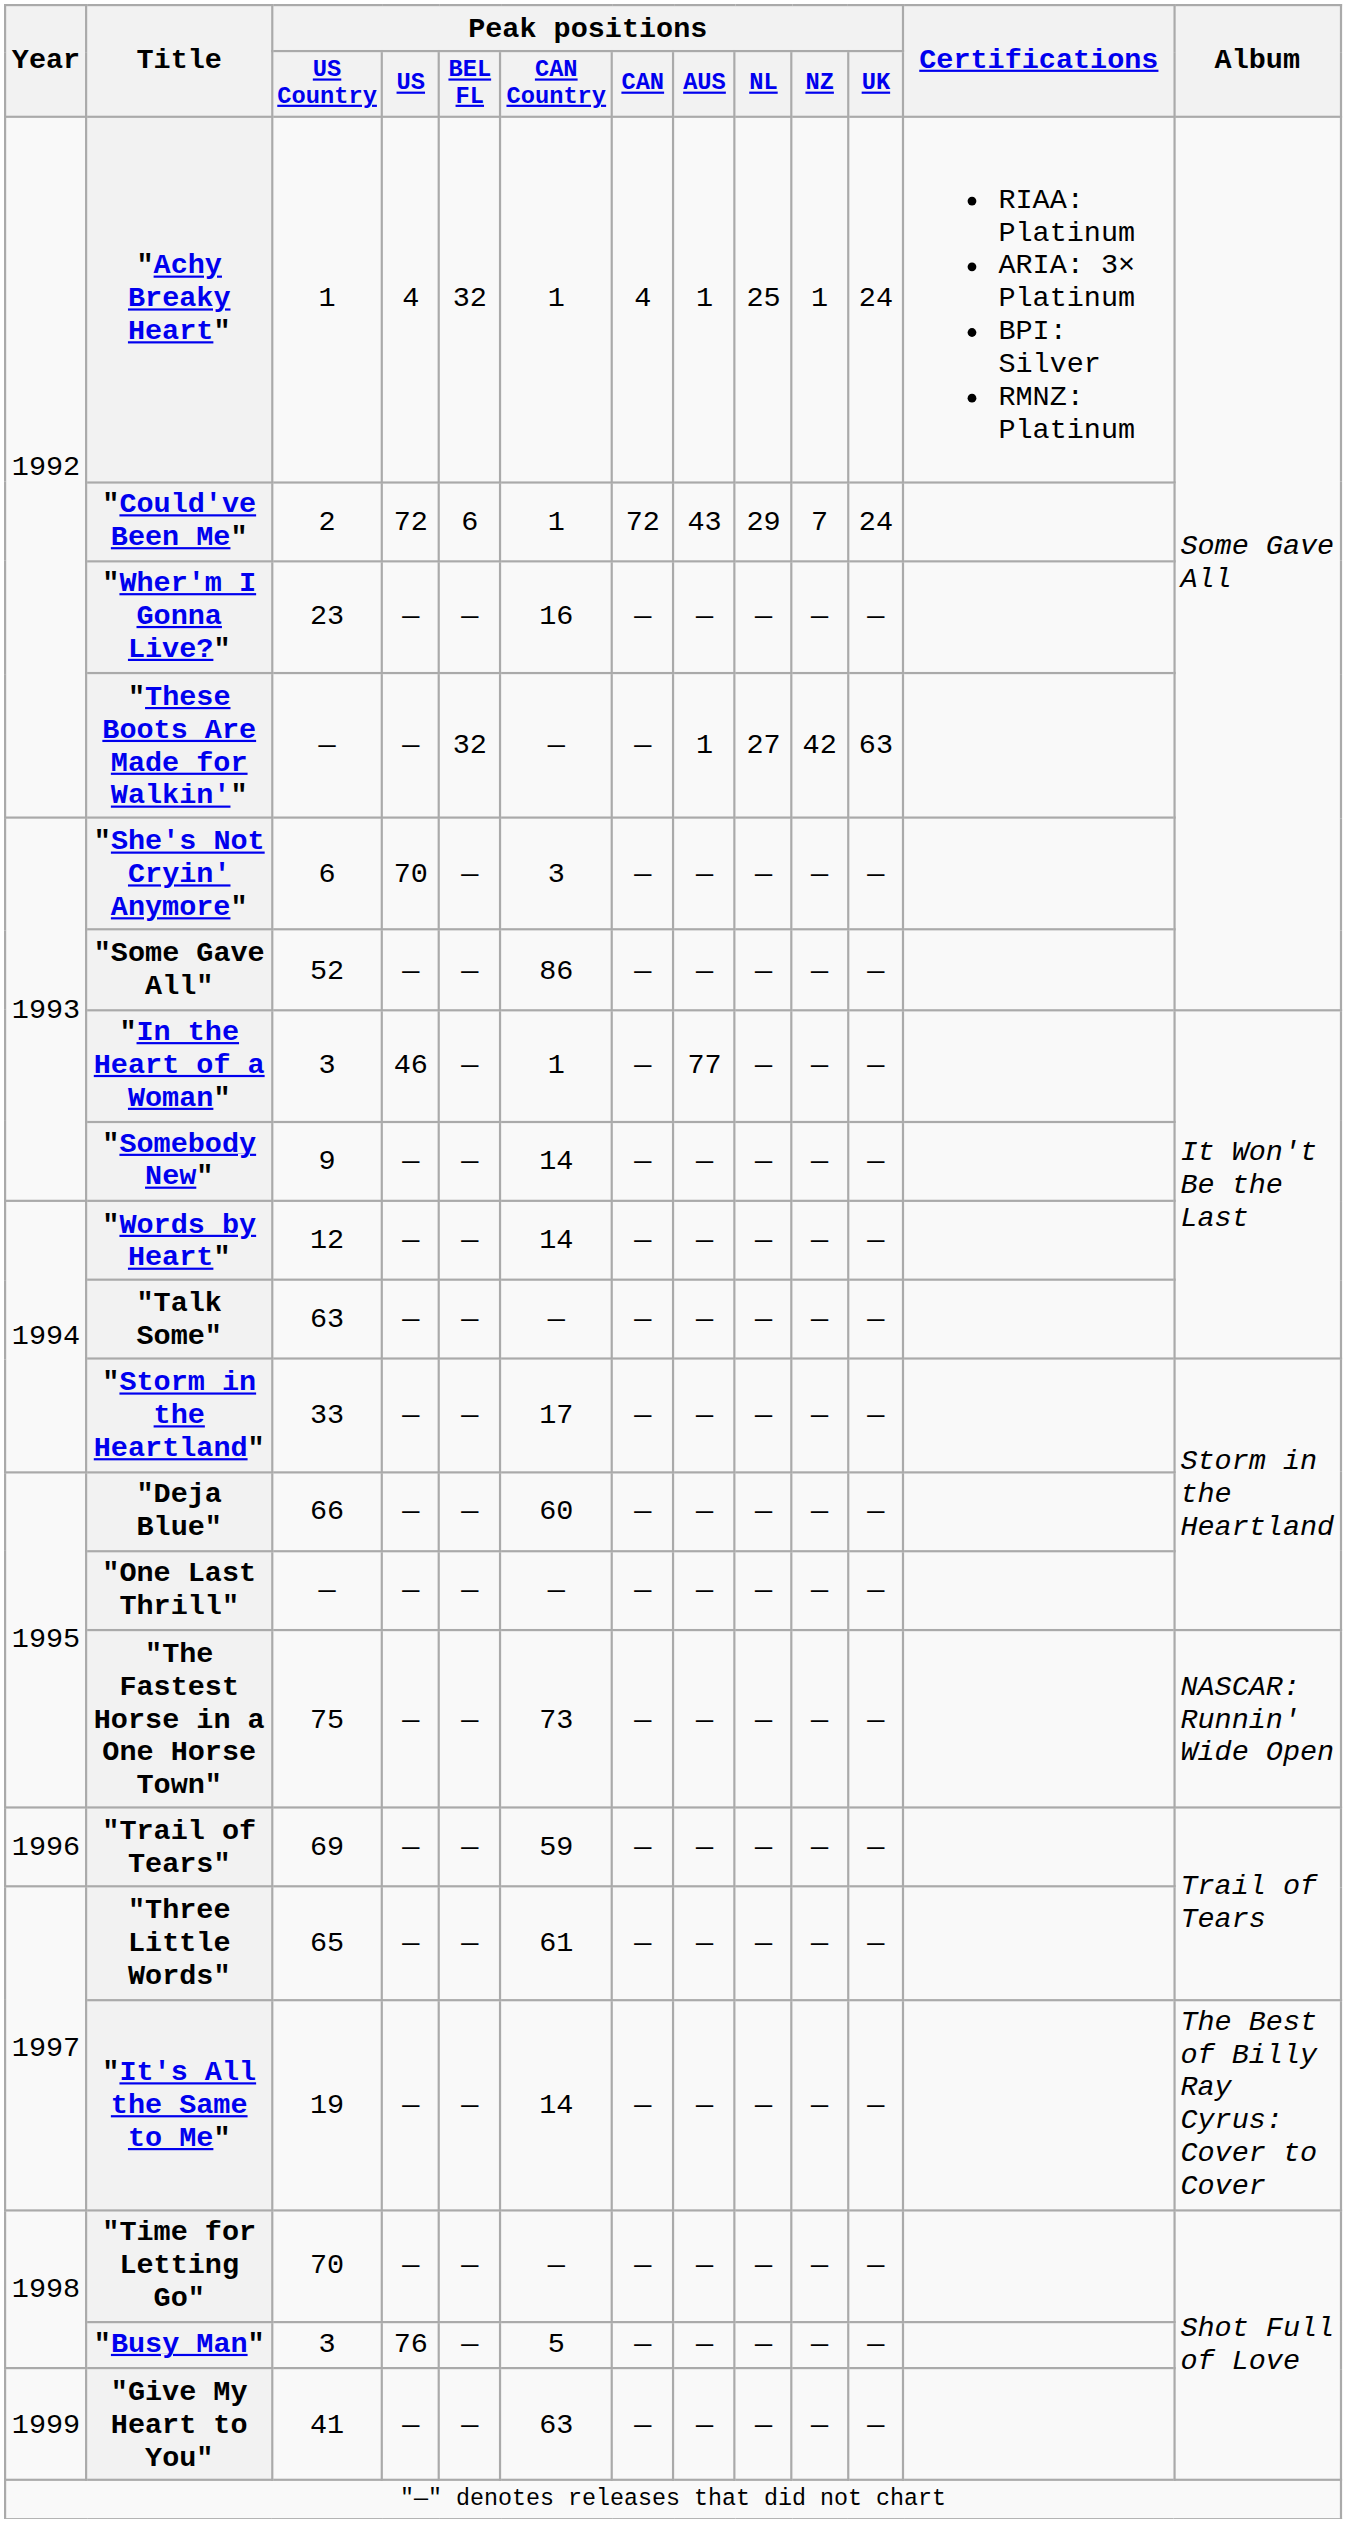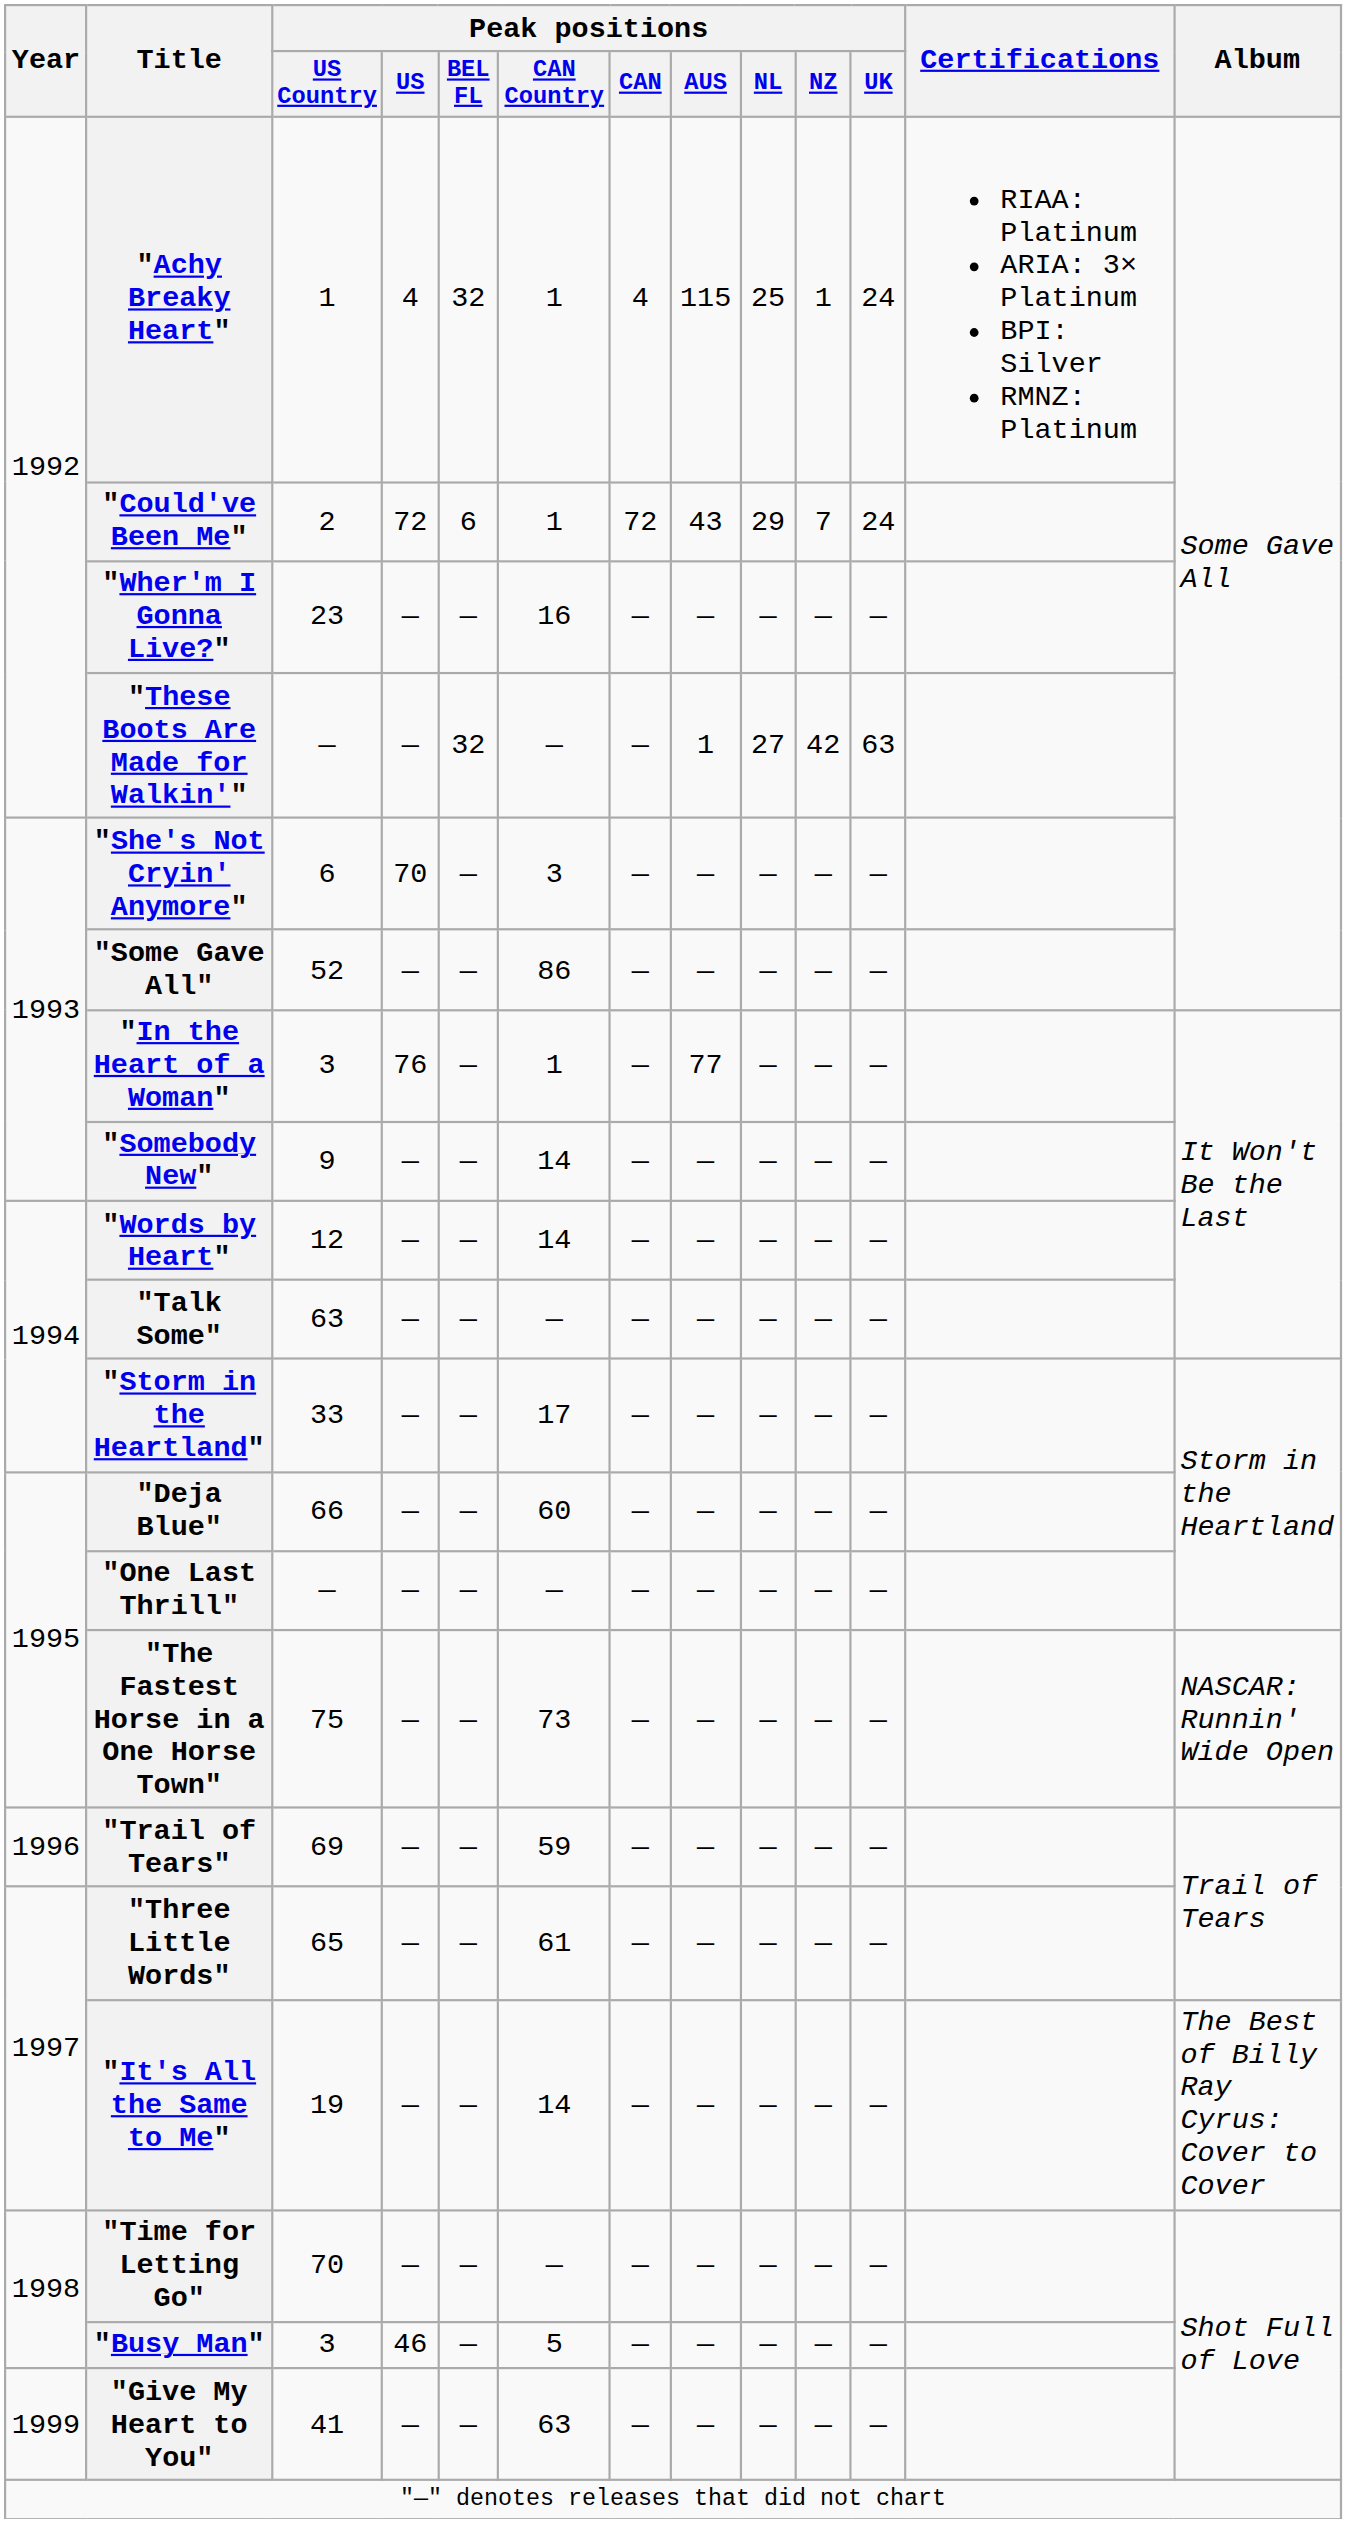(704, 299) 1 -> (706, 299) 115
(411, 1066) 46 -> (410, 1066) 76
(411, 2345) 76 -> (410, 2345) 46
